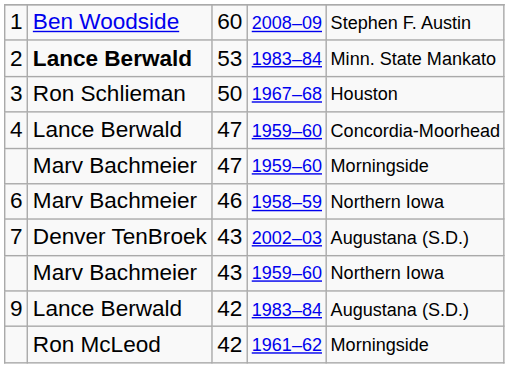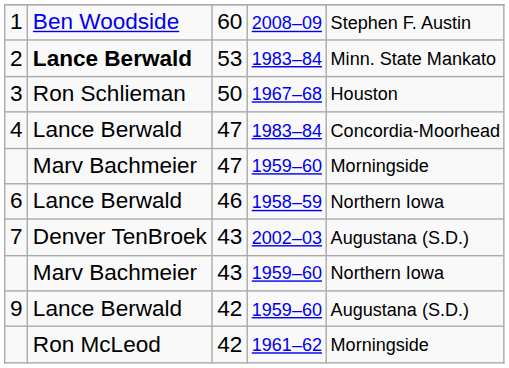(287, 130) 1959–60 -> (287, 130) 1983–84
(115, 201) Marv Bachmeier -> (107, 201) Lance Berwald
(287, 309) 1983–84 -> (287, 309) 1959–60
